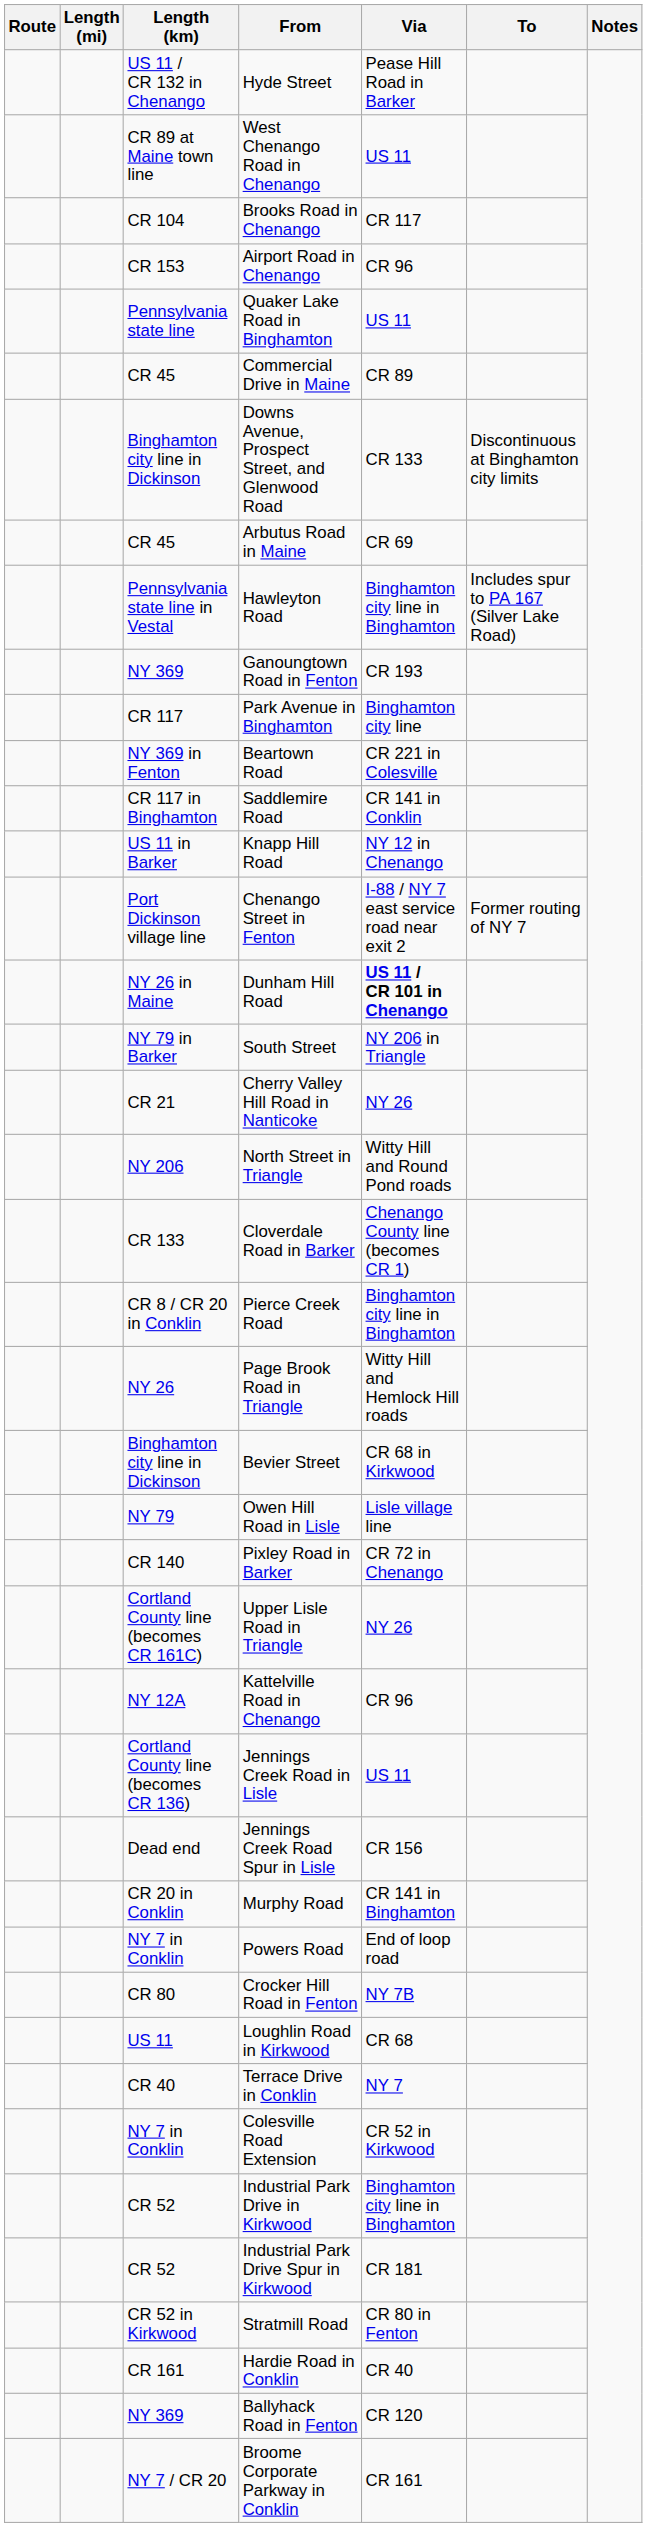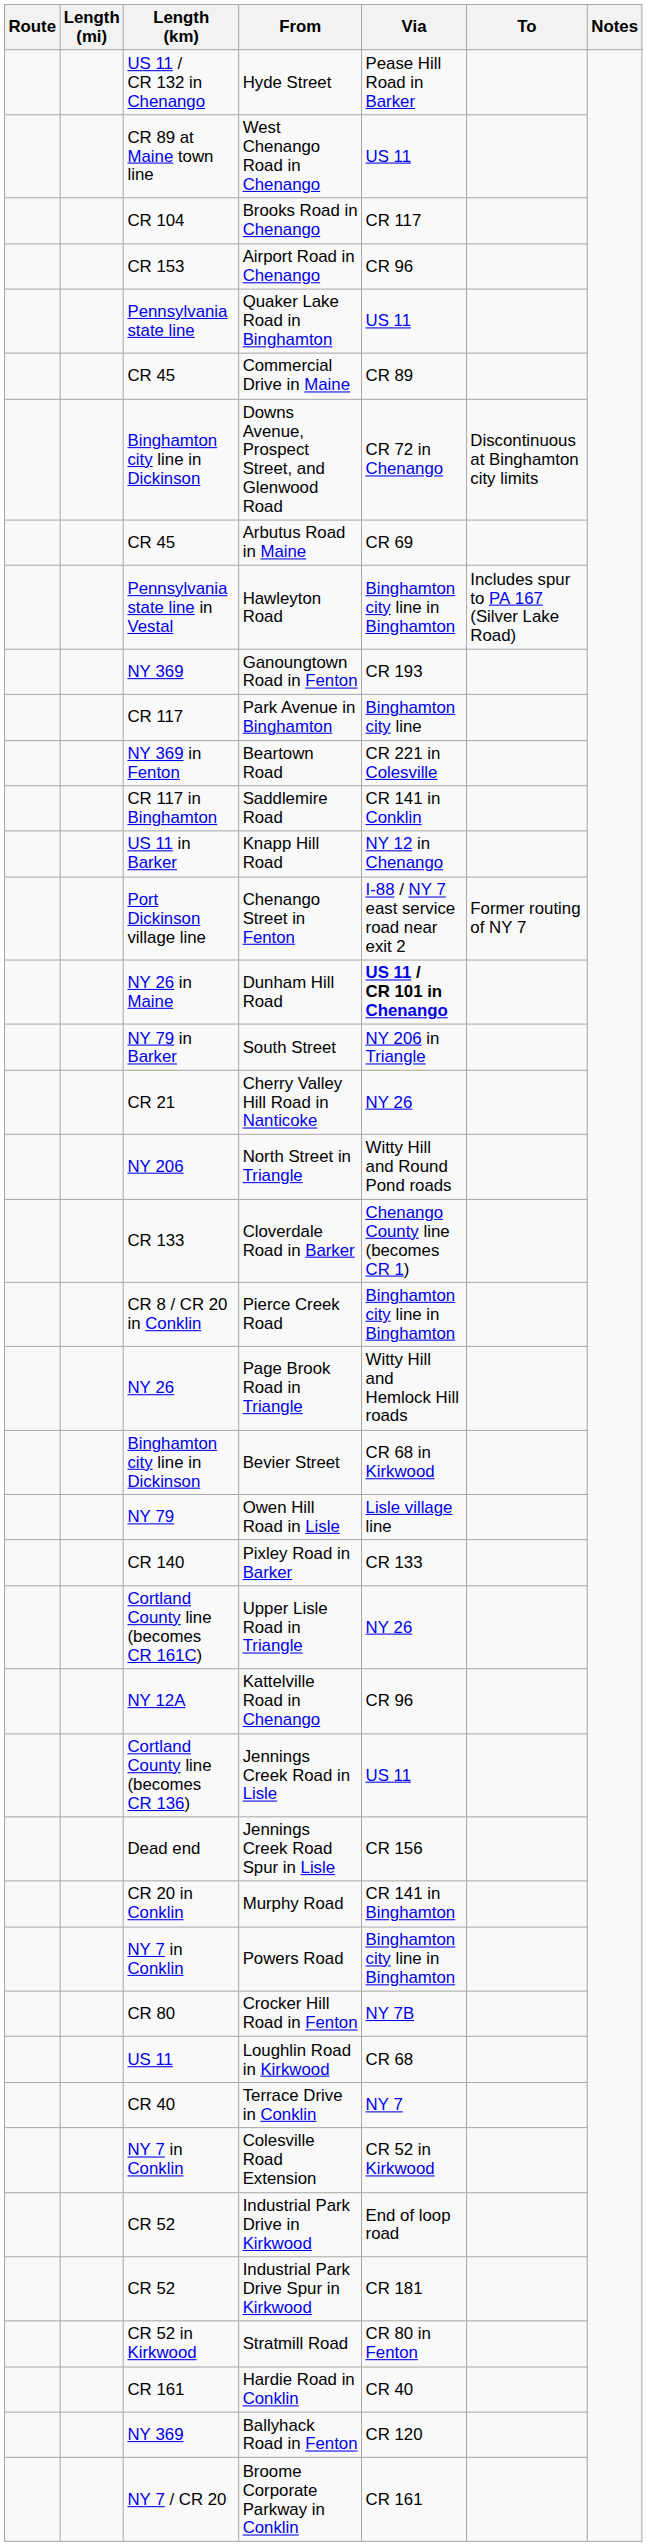(394, 459) CR 133 -> (404, 459) CR 72 in Chenango
(404, 1562) CR 72 in Chenango -> (394, 1562) CR 133
(408, 1949) End of loop road -> (410, 1958) Binghamton city line in Binghamton
(410, 2205) Binghamton city line in Binghamton -> (408, 2224) End of loop road
